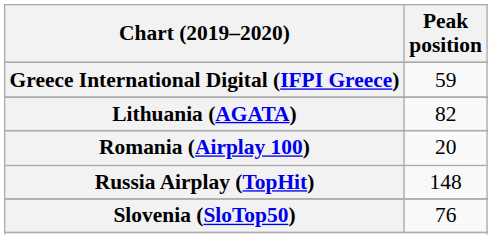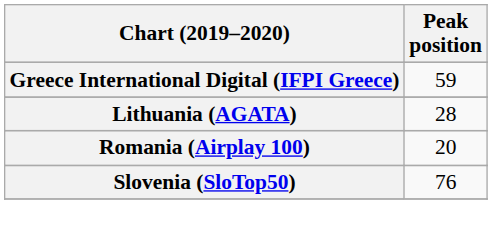(446, 113) 82 -> (446, 113) 28
- row: (204, 181)
